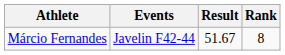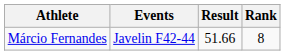(220, 38) 51.67 -> (220, 38) 51.66
